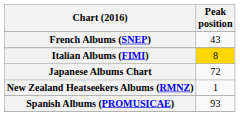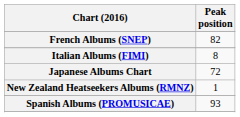(215, 39) 43 -> (215, 39) 82
(215, 55) gold background -> (215, 55) no background
